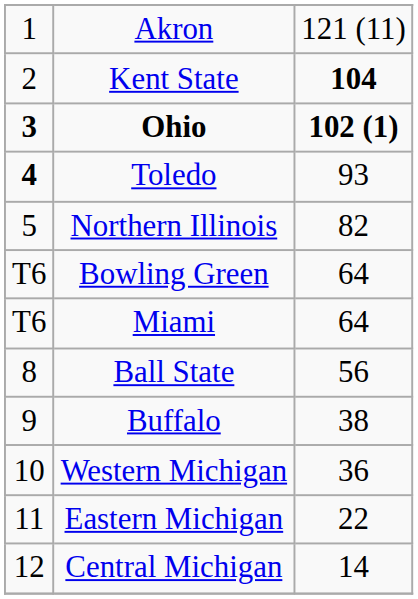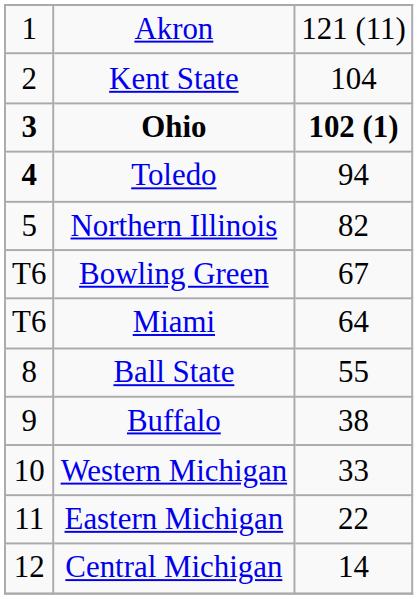(354, 77) bold -> (354, 77) normal
(354, 175) 93 -> (354, 175) 94
(354, 273) 64 -> (354, 273) 67
(354, 371) 56 -> (354, 371) 55
(354, 469) 36 -> (354, 469) 33
